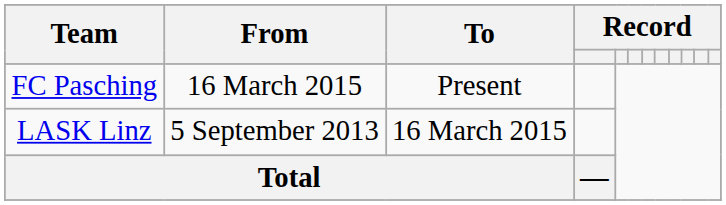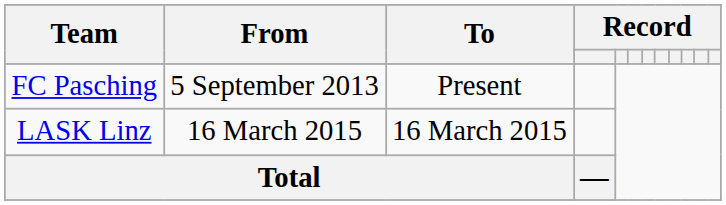(274, 85) 16 March 2015 -> (274, 85) 5 September 2013
(274, 131) 5 September 2013 -> (274, 131) 16 March 2015
